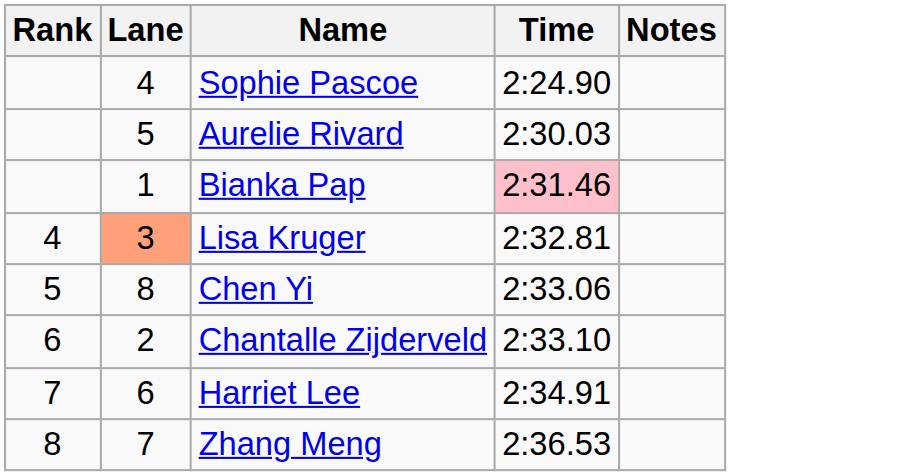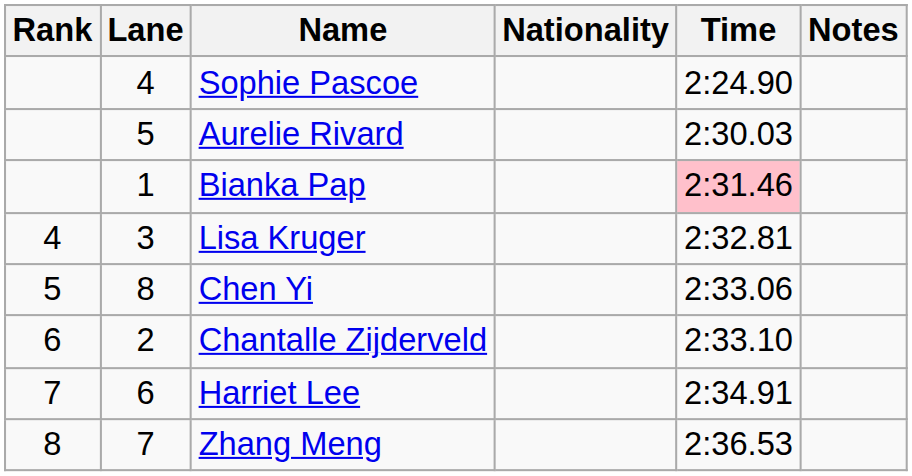+ column: (586, 30)
(145, 237) lightsalmon background -> (145, 237) no background
